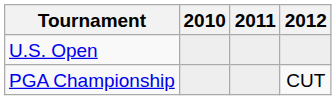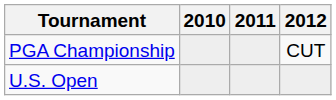rows swapped: (53, 50) <-> (92, 80)
